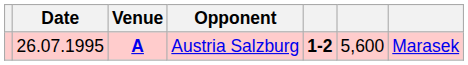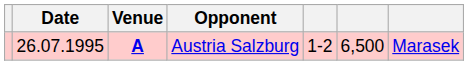(320, 45) bold -> (320, 45) normal
(362, 45) 5,600 -> (362, 45) 6,500
